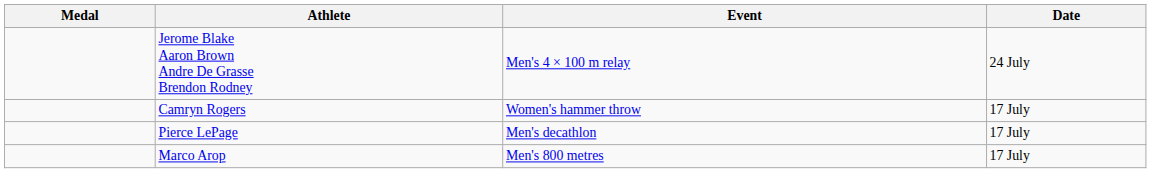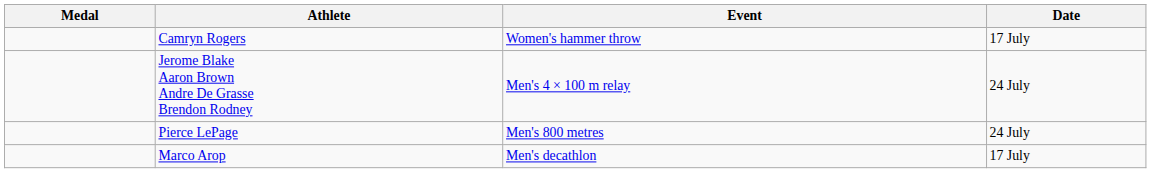rows swapped: (206, 63) <-> (202, 110)
(551, 133) Men's decathlon -> (555, 133) Men's 800 metres
(1010, 133) 17 July -> (1010, 133) 24 July
(555, 156) Men's 800 metres -> (551, 156) Men's decathlon
